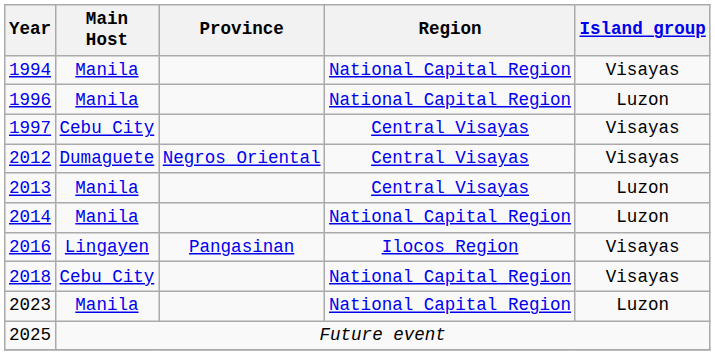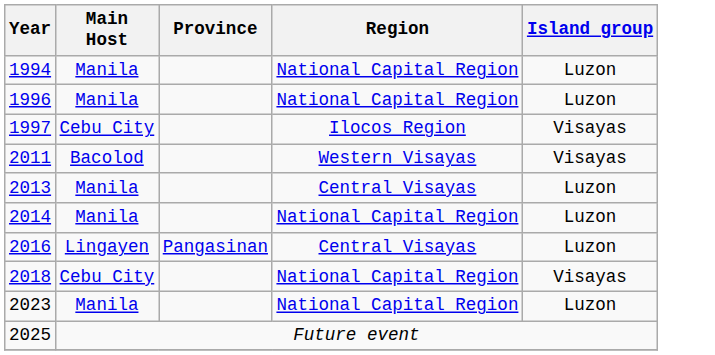(643, 70) Visayas -> (590, 70) Luzon
(450, 129) Central Visayas -> (397, 129) Ilocos Region
+ row: (30, 158)
- row: (30, 158)
(450, 247) Ilocos Region -> (397, 247) Central Visayas
(643, 247) Visayas -> (590, 247) Luzon
